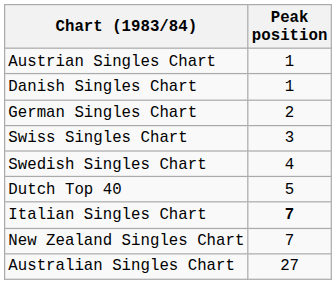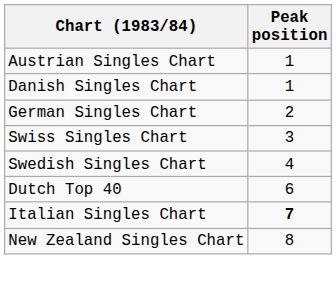(290, 189) 5 -> (290, 189) 6
(290, 241) 7 -> (290, 241) 8
- row: (122, 266)
